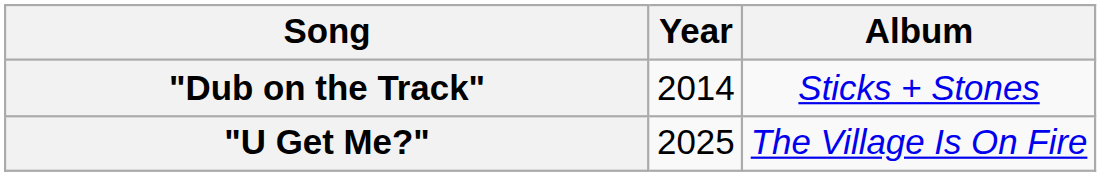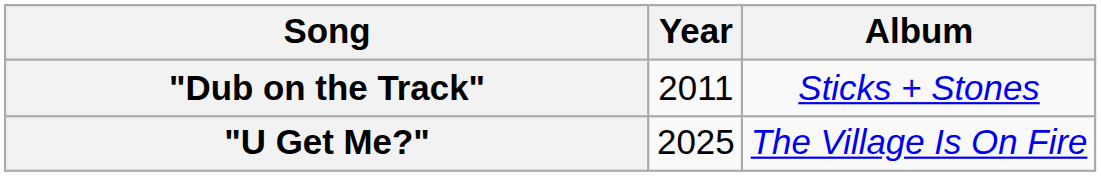(696, 87) 2014 -> (696, 87) 2011
